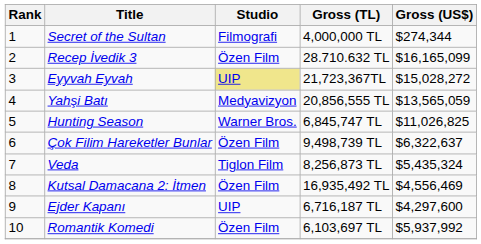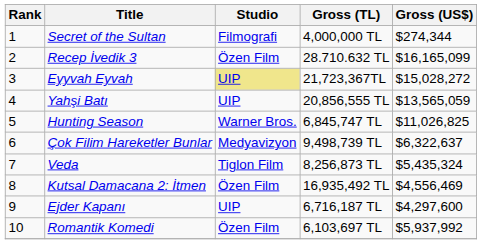(257, 100) Medyavizyon -> (229, 100) UIP
(249, 143) Özen Film -> (257, 143) Medyavizyon
